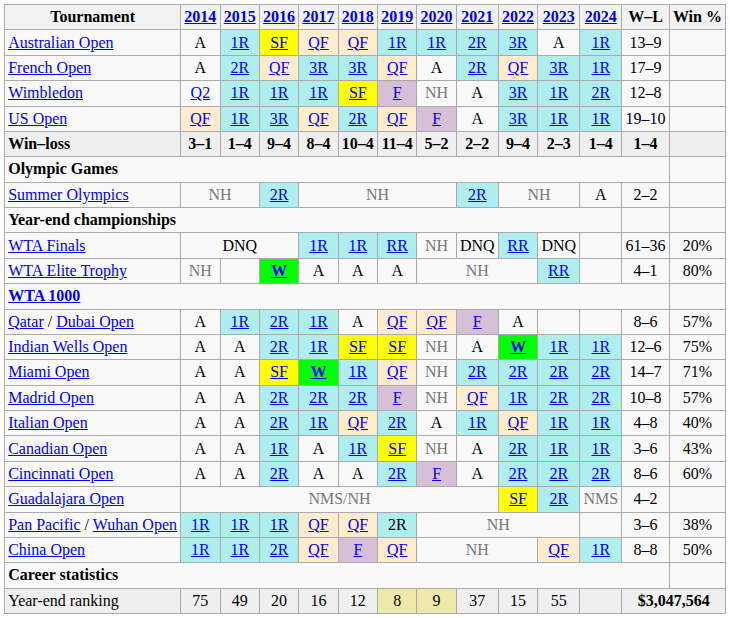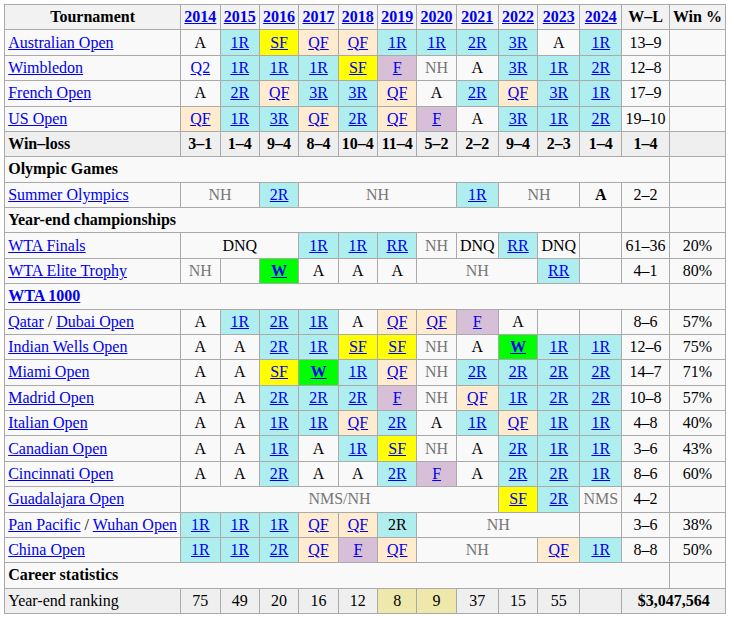rows swapped: (50, 67) <-> (46, 93)
(601, 118) 1R -> (601, 118) 2R
(477, 194) 2R -> (477, 194) 1R
(601, 194) normal -> (601, 194) bold
(279, 423) 2R -> (279, 423) 1R
(601, 473) 2R -> (601, 473) 1R
